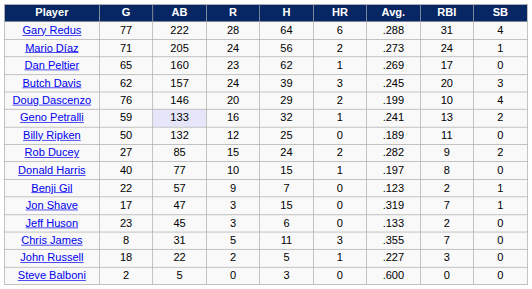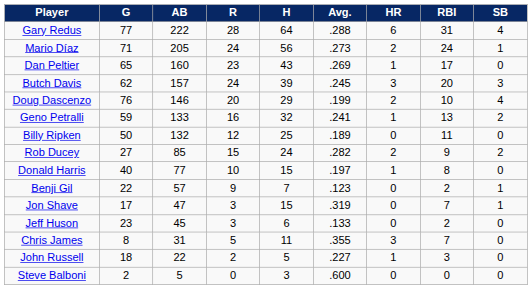columns swapped: (393, 13) <-> (340, 13)
(286, 65) 62 -> (286, 65) 43
(180, 118) lavender background -> (180, 118) no background
